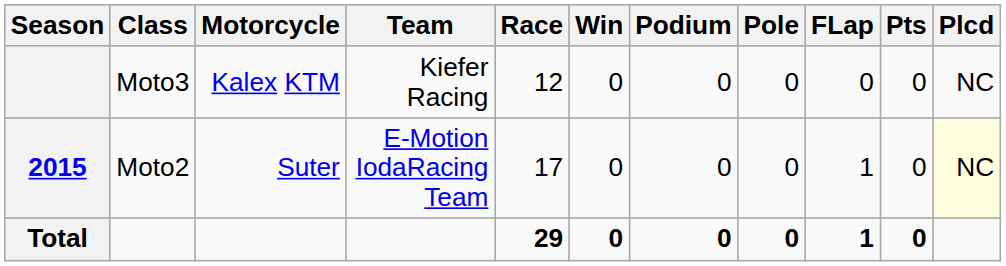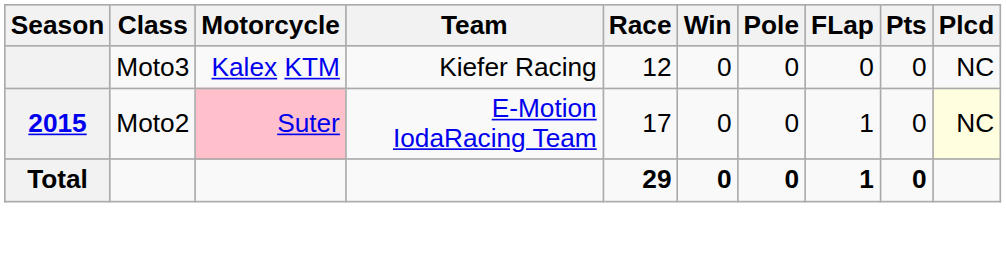- column: (683, 25)
(309, 167) no background -> (309, 123) pink background
